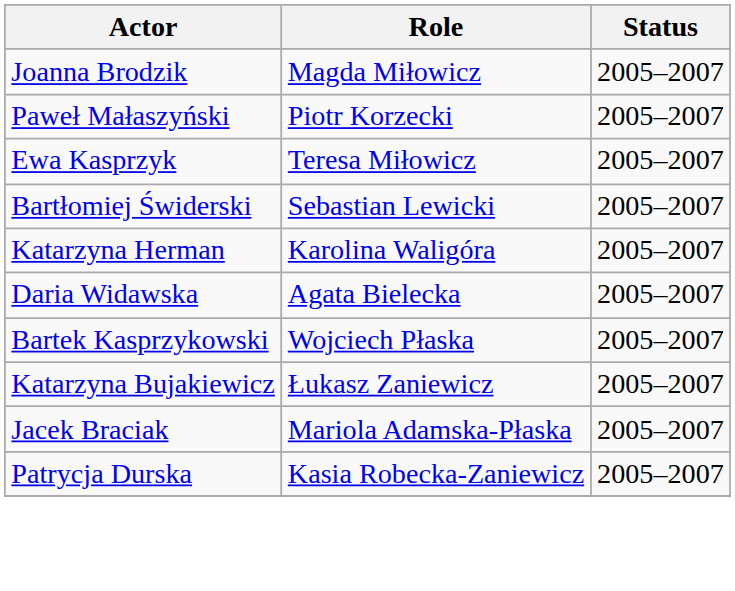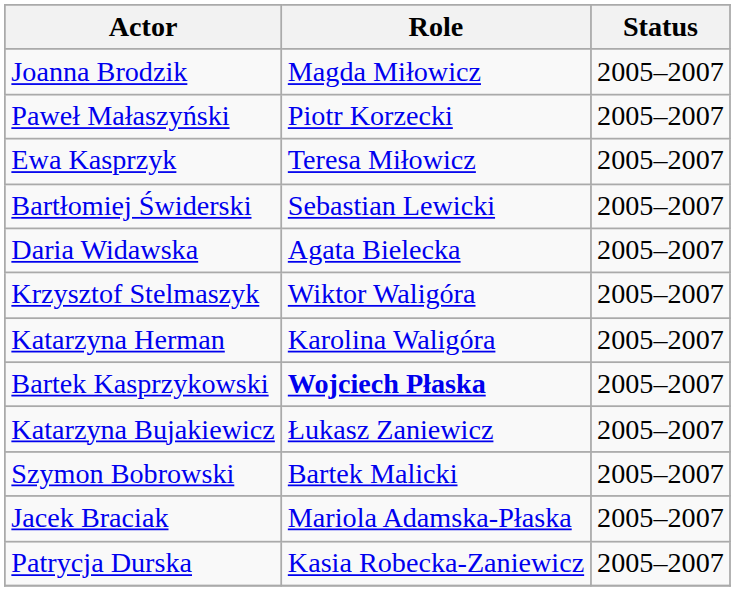rows swapped: (105, 294) <-> (118, 250)
+ row: (135, 294)
(381, 339) normal -> (387, 384) bold
+ row: (123, 473)
